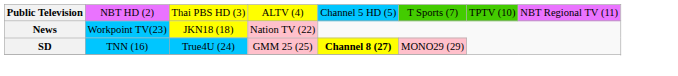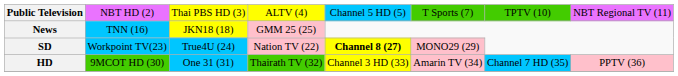(127, 29) Workpoint TV(23) -> (127, 29) TNN (16)
(283, 29) Nation TV (22) -> (286, 29) GMM 25 (25)
(127, 46) TNN (16) -> (127, 46) Workpoint TV(23)
(283, 46) GMM 25 (25) -> (286, 46) Nation TV (22)
+ row: (45, 63)
